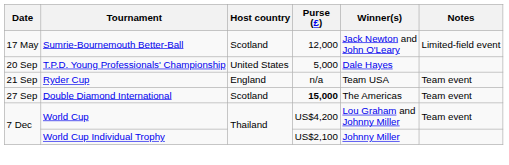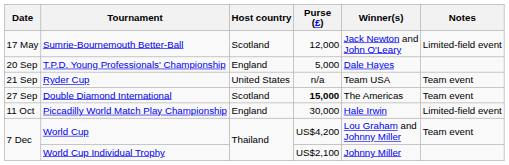(259, 65) United States -> (249, 65) England
(248, 80) England -> (261, 80) United States
+ row: (135, 111)
